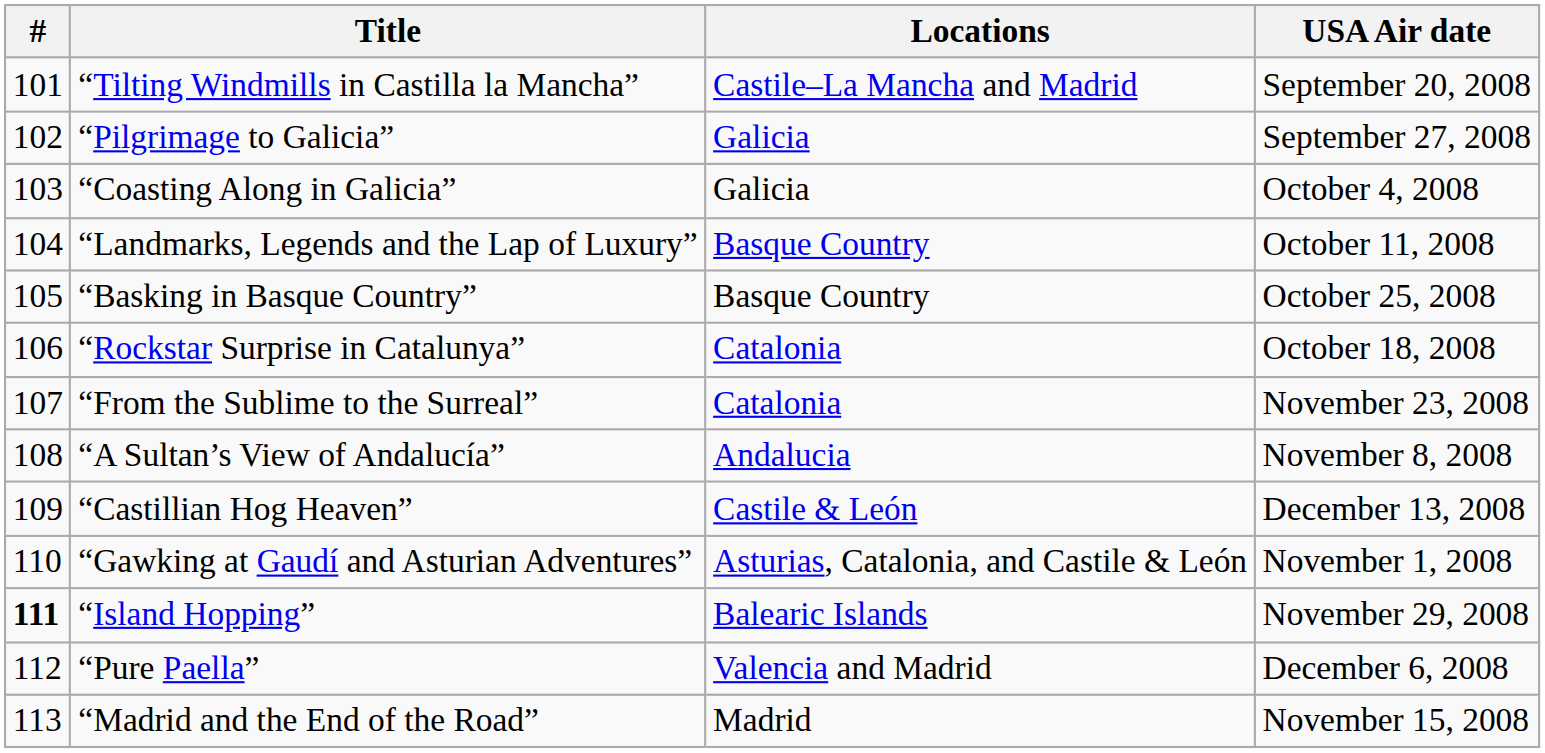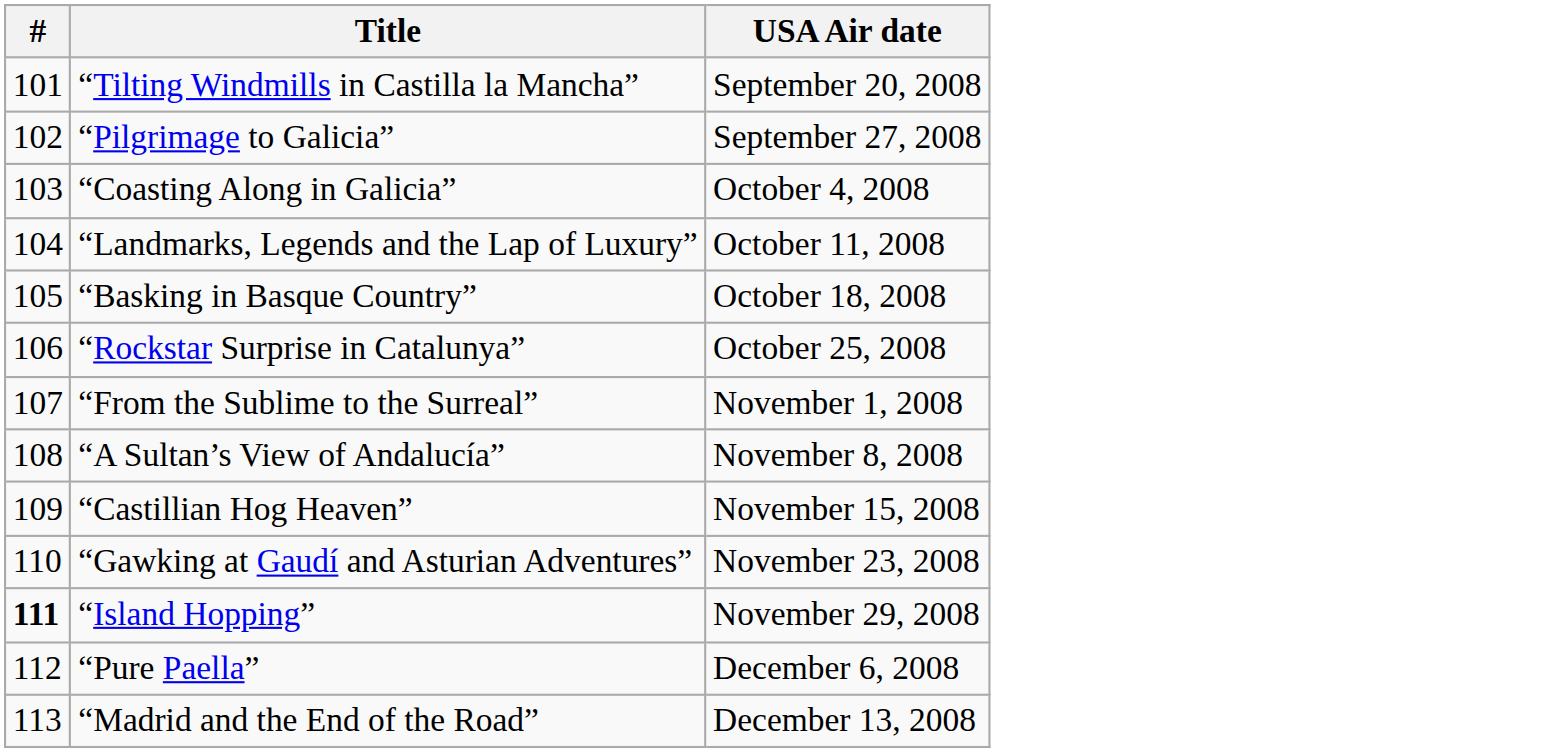- column: (980, 31)
(1379, 296) October 25, 2008 -> (830, 296) October 18, 2008
(1379, 349) October 18, 2008 -> (830, 349) October 25, 2008
(1396, 402) November 23, 2008 -> (838, 402) November 1, 2008
(1394, 508) December 13, 2008 -> (846, 508) November 15, 2008
(1387, 561) November 1, 2008 -> (846, 561) November 23, 2008
(1396, 720) November 15, 2008 -> (844, 720) December 13, 2008
